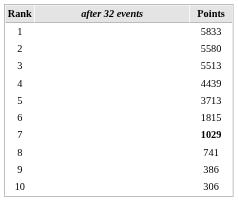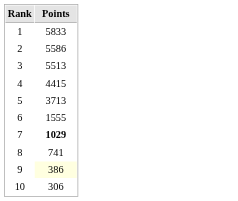- column: (112, 13)
(211, 49) 5580 -> (56, 49) 5586
(211, 83) 4439 -> (56, 83) 4415
(211, 118) 1815 -> (56, 118) 1555
(211, 169) no background -> (56, 169) lightyellow background
